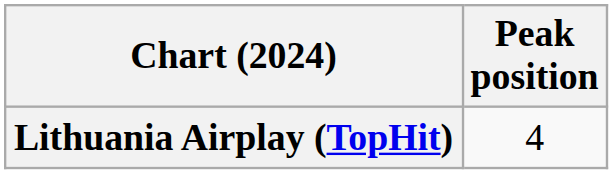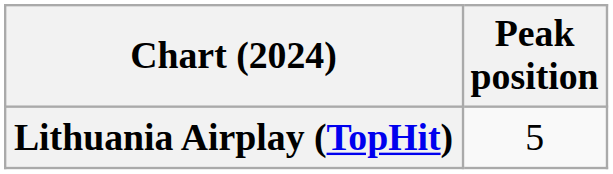(535, 136) 4 -> (535, 136) 5
